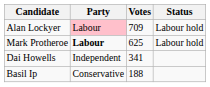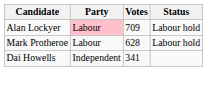(88, 43) bold -> (87, 43) normal
(136, 43) 625 -> (133, 43) 628
- row: (22, 74)
